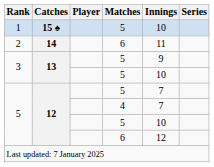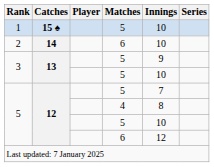(161, 43) 11 -> (161, 43) 10
(161, 106) 7 -> (161, 106) 8
